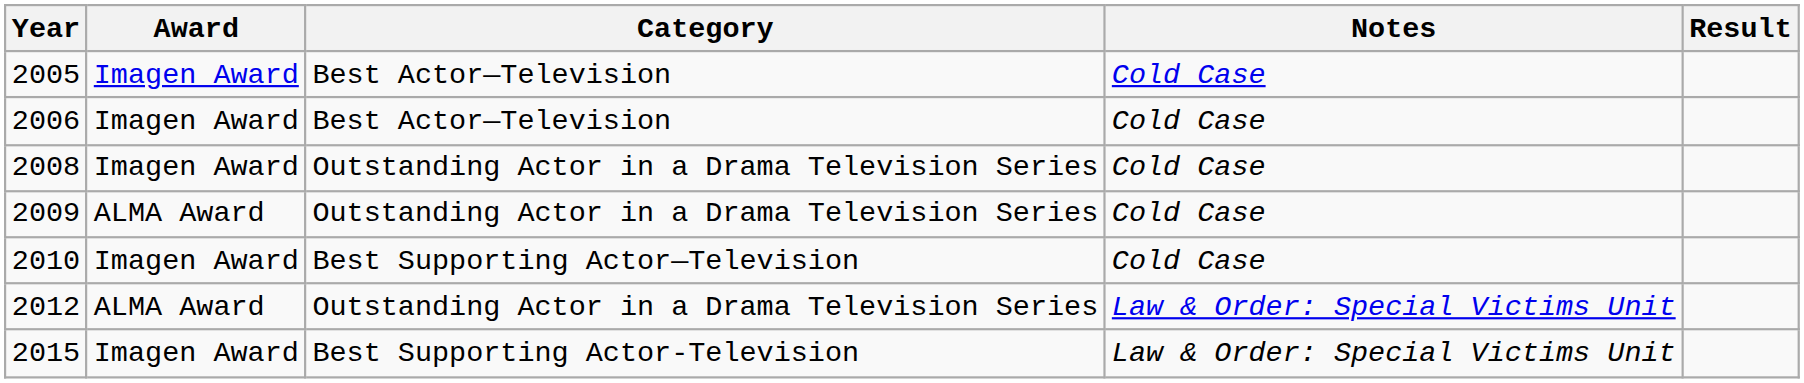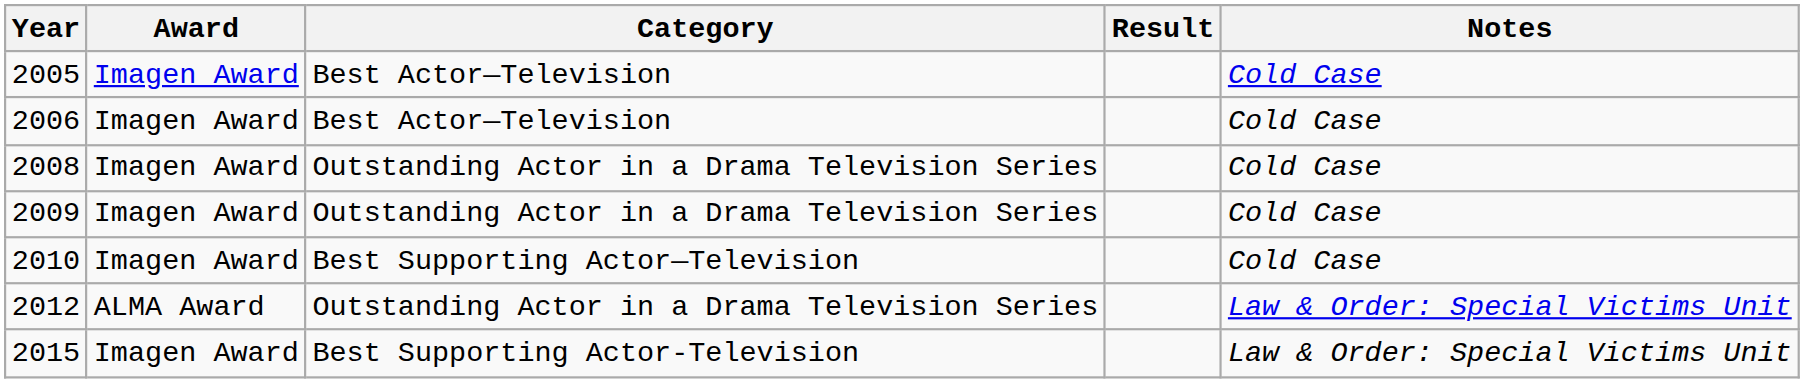columns swapped: (1740, 28) <-> (1394, 28)
(179, 214) ALMA Award -> (196, 214) Imagen Award
